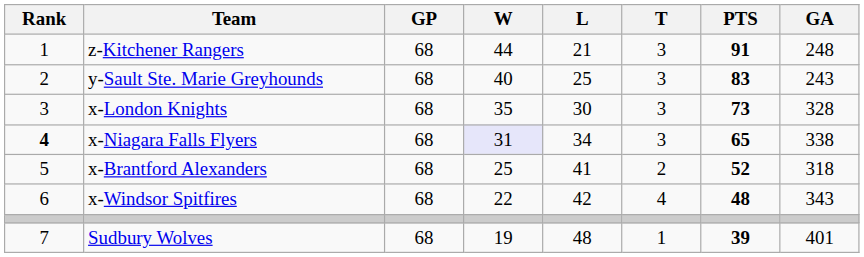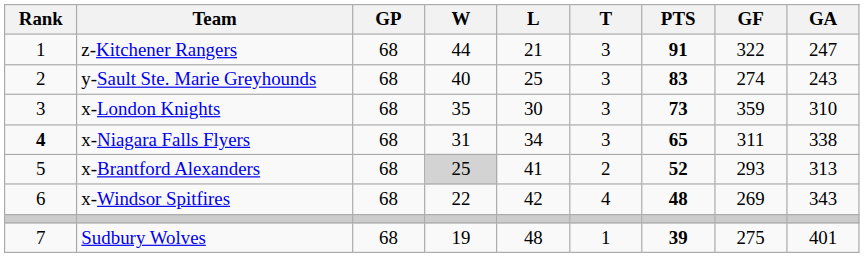+ column: (751, 19)
(820, 49) 248 -> (823, 49) 247
(820, 109) 328 -> (823, 109) 310
(503, 139) lavender background -> (461, 139) no background
(503, 169) no background -> (461, 169) lightgrey background
(820, 169) 318 -> (823, 169) 313
